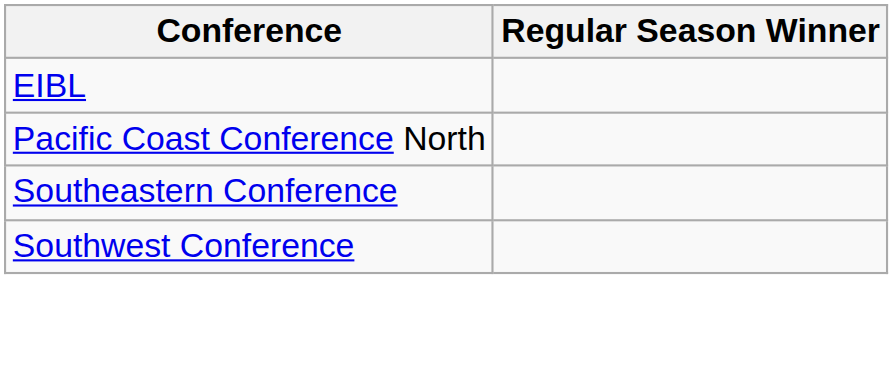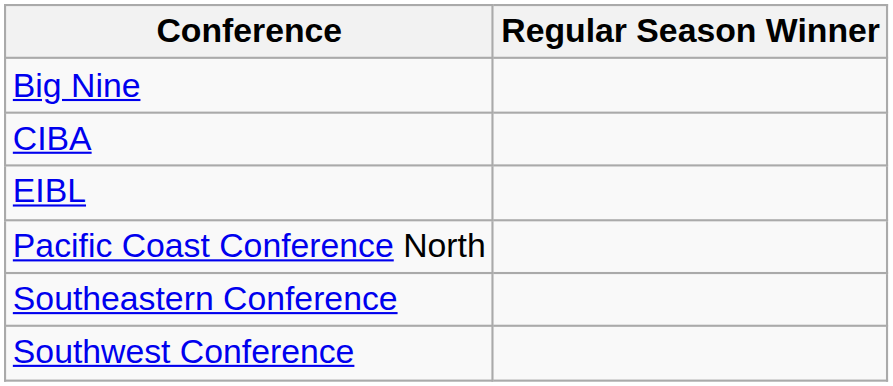+ row: (77, 84)
+ row: (52, 138)
